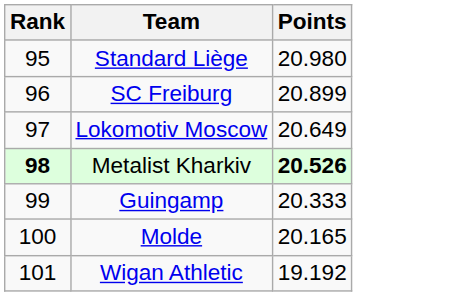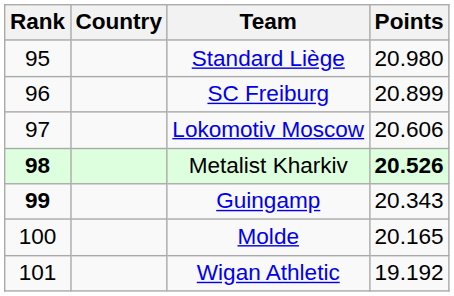+ column: (119, 22)
(312, 129) 20.649 -> (409, 129) 20.606
(37, 201) normal -> (37, 201) bold
(312, 201) 20.333 -> (409, 201) 20.343
